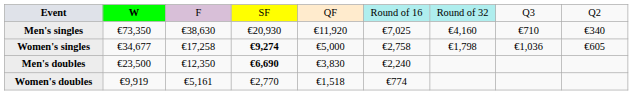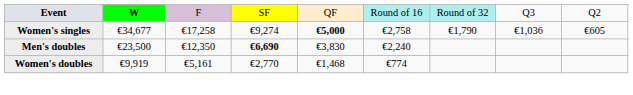- row: (54, 30)
(264, 47) bold -> (264, 30) normal
(330, 47) normal -> (330, 30) bold
(463, 47) €1,798 -> (463, 30) €1,790
(330, 81) €1,518 -> (330, 64) €1,468
